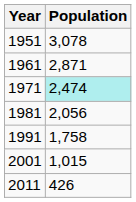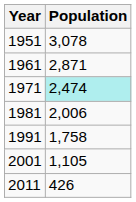(68, 112) 2,056 -> (68, 112) 2,006
(68, 161) 1,015 -> (68, 161) 1,105
